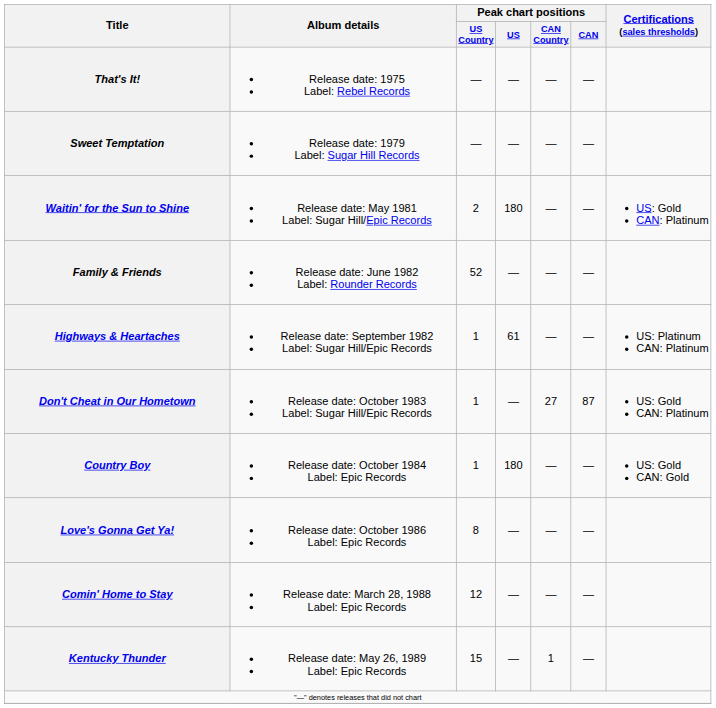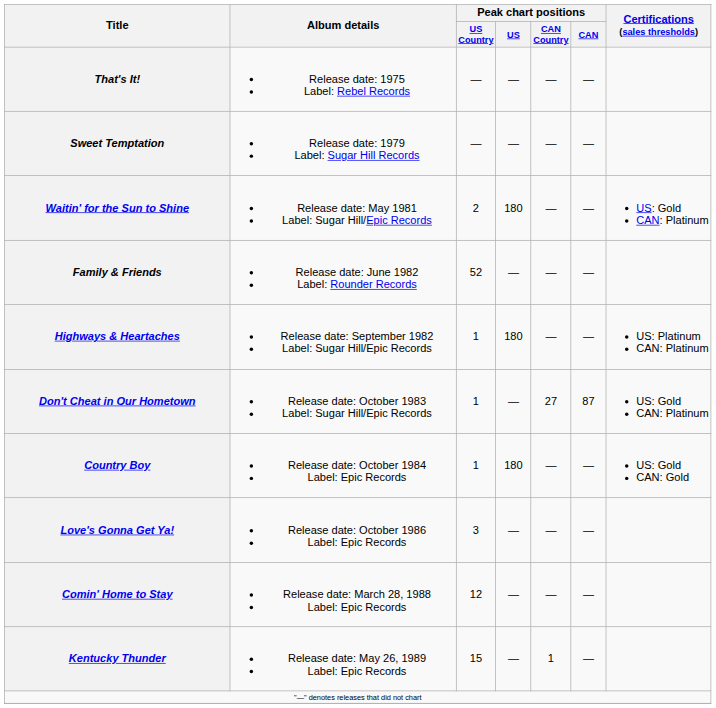(513, 336) 61 -> (513, 336) 180
(476, 530) 8 -> (476, 530) 3
